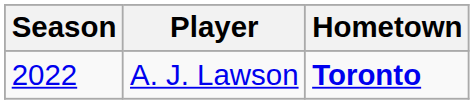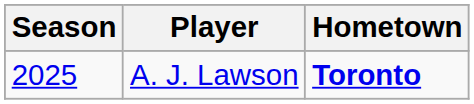(44, 74) 2022 -> (44, 74) 2025
